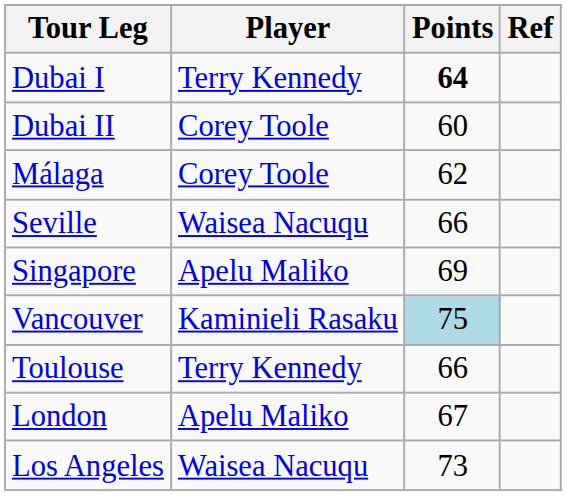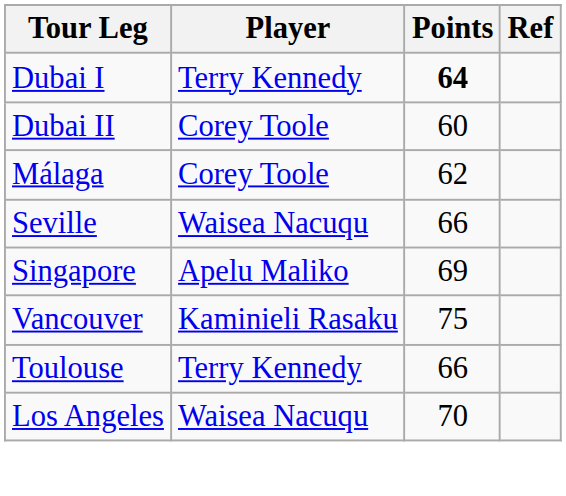(453, 319) lightblue background -> (453, 319) no background
- row: (60, 416)
(453, 464) 73 -> (453, 416) 70
